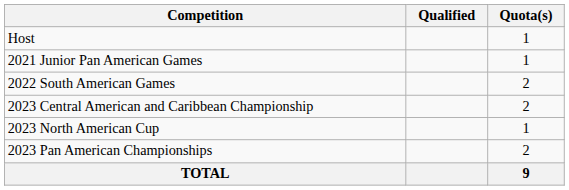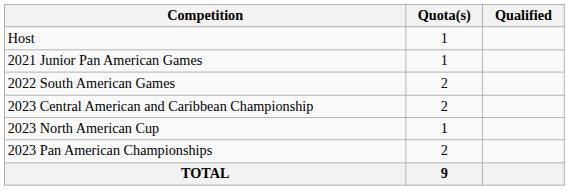columns swapped: (526, 15) <-> (447, 15)
